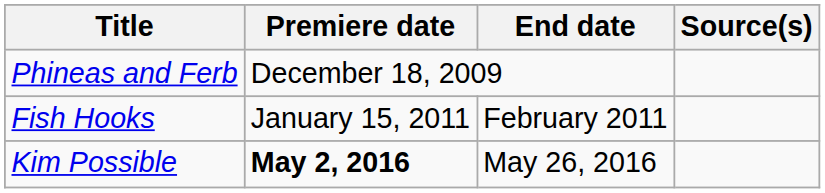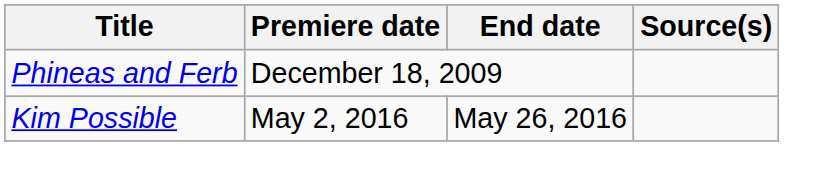- row: (83, 118)
(330, 163) bold -> (330, 118) normal
